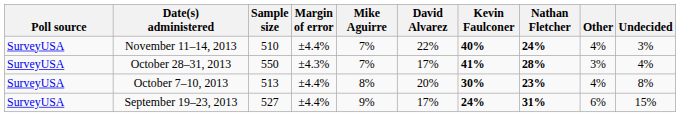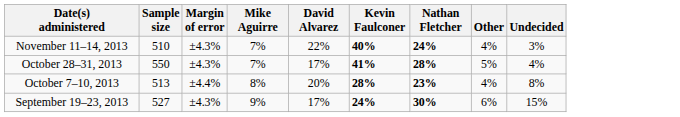- column: (59, 27)
(314, 45) ±4.4% -> (205, 45) ±4.3%
(598, 64) 3% -> (489, 64) 5%
(473, 83) 30% -> (364, 83) 28%
(314, 102) ±4.4% -> (205, 102) ±4.3%
(534, 102) 31% -> (425, 102) 30%
